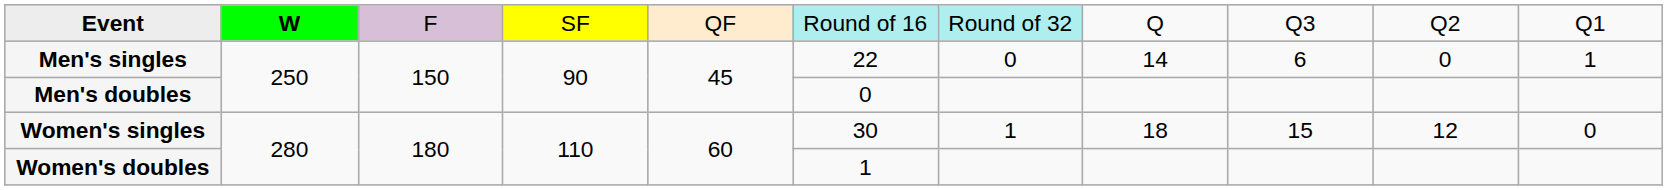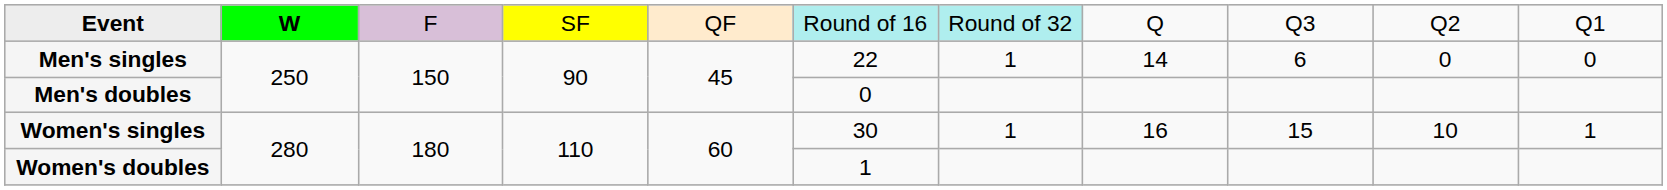(1010, 59) 0 -> (1010, 59) 1
(1590, 59) 1 -> (1590, 59) 0
(1155, 131) 18 -> (1155, 131) 16
(1445, 131) 12 -> (1445, 131) 10
(1590, 131) 0 -> (1590, 131) 1
